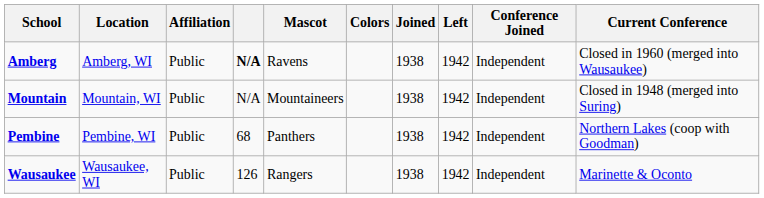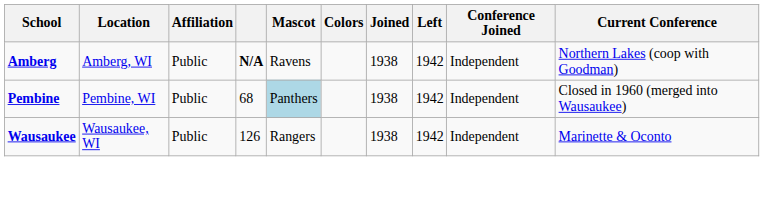(659, 61) Closed in 1960 (merged into Wausaukee) -> (634, 61) Northern Lakes (coop with Goodman)
- row: (37, 98)
(291, 136) no background -> (294, 98) lightblue background
(654, 136) Northern Lakes (coop with Goodman) -> (638, 98) Closed in 1960 (merged into Wausaukee)
